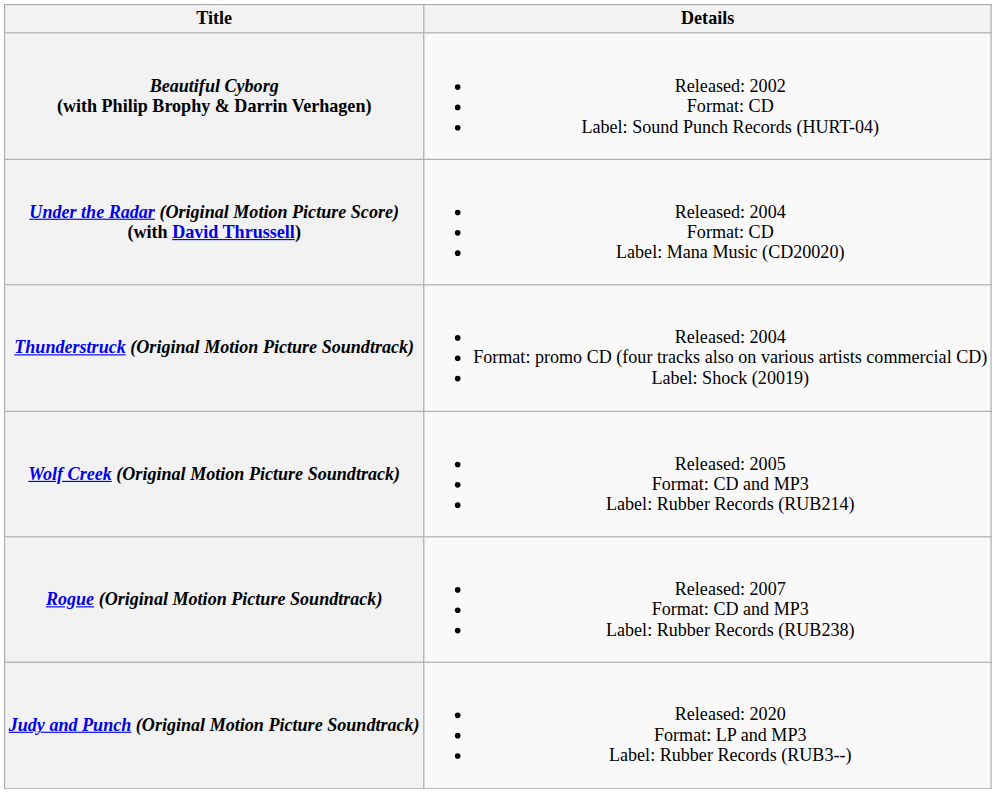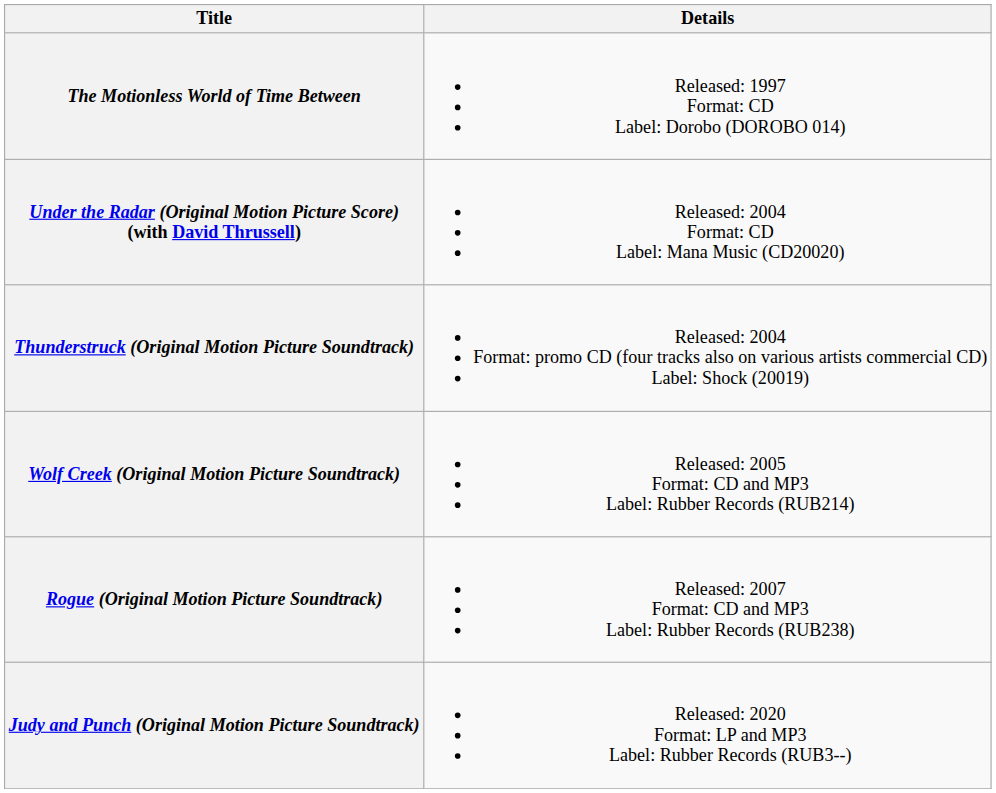+ row: (214, 96)
- row: (214, 96)
